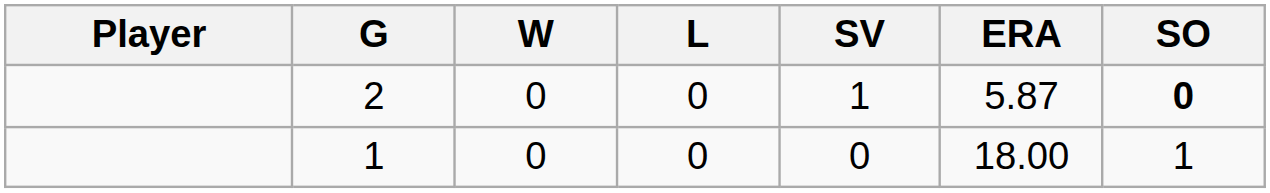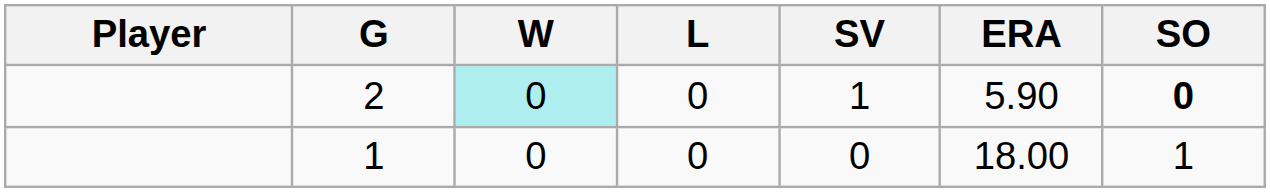(536, 95) no background -> (536, 95) paleturquoise background
(1022, 95) 5.87 -> (1022, 95) 5.90
